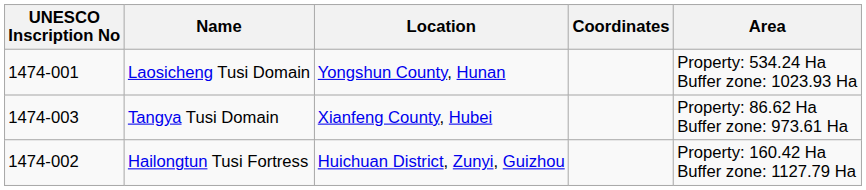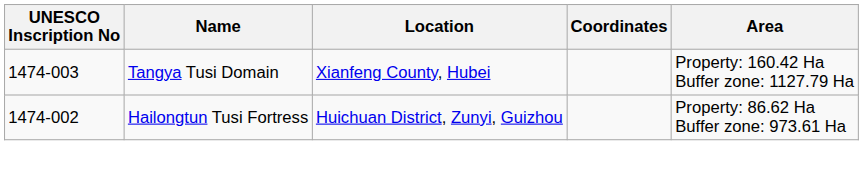- row: (219, 72)
(763, 117) Property: 86.62 Ha Buffer zone: 973.61 Ha -> (765, 72) Property: 160.42 Ha Buffer zone: 1127.79 Ha
(767, 162) Property: 160.42 Ha Buffer zone: 1127.79 Ha -> (761, 117) Property: 86.62 Ha Buffer zone: 973.61 Ha
